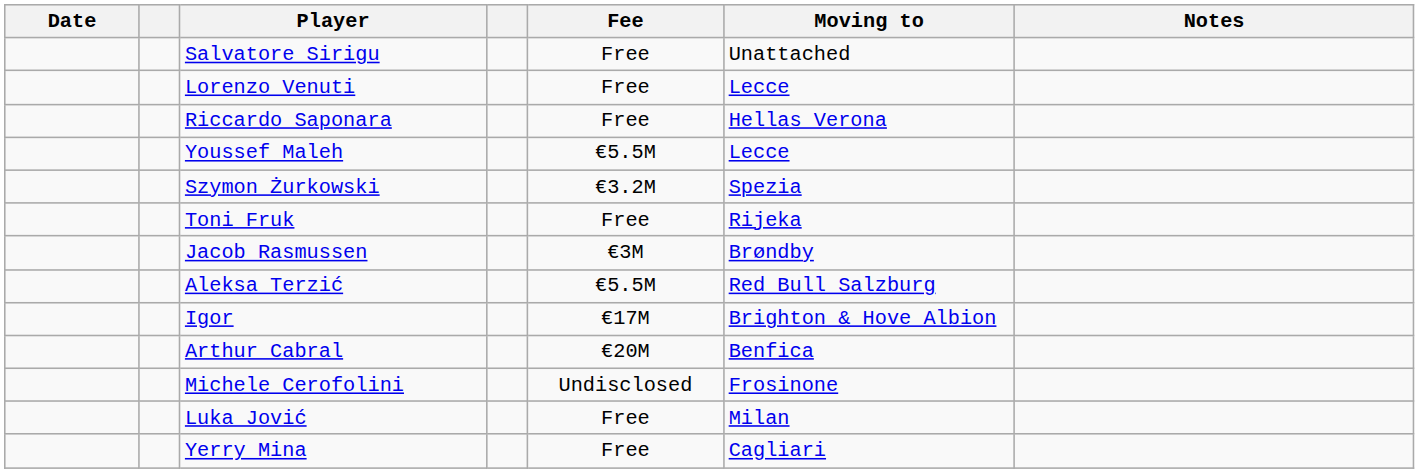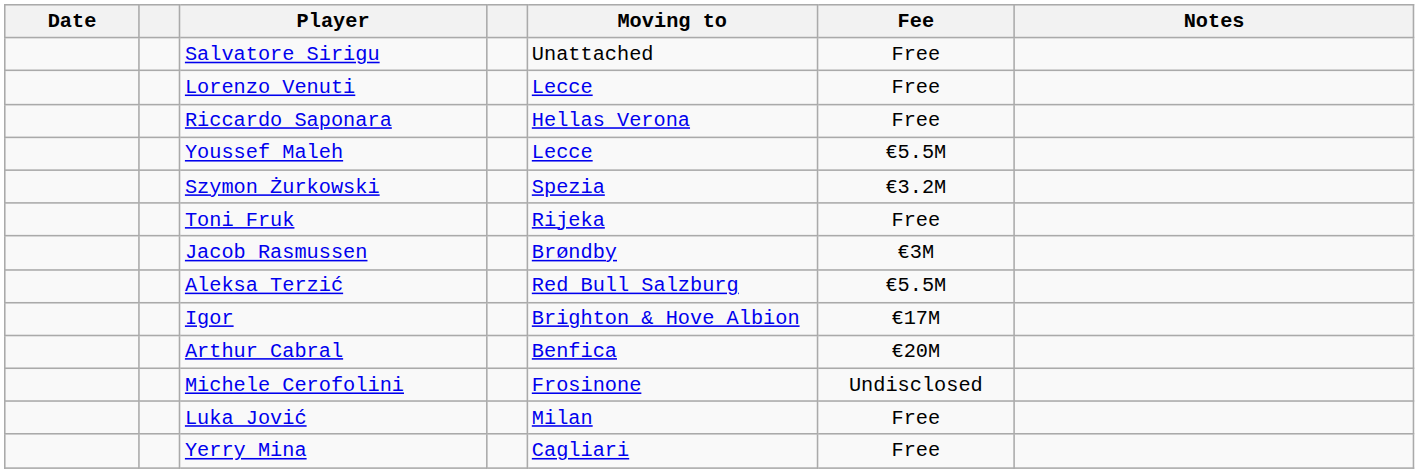columns swapped: (869, 21) <-> (625, 21)
